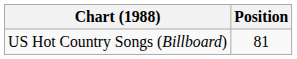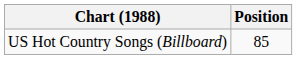(261, 41) 81 -> (261, 41) 85
